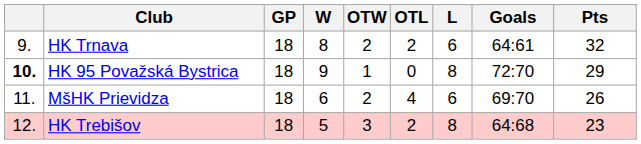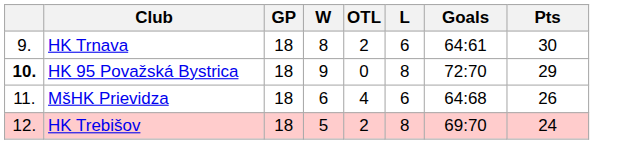- column: (367, 17)
(595, 44) 32 -> (548, 44) 30
(513, 98) 69:70 -> (466, 98) 64:68
(513, 125) 64:68 -> (466, 125) 69:70
(595, 125) 23 -> (548, 125) 24
